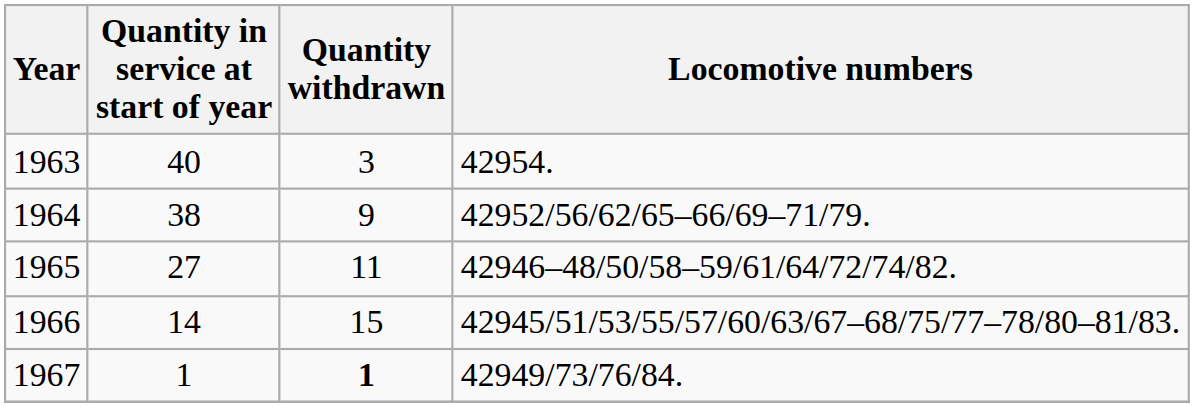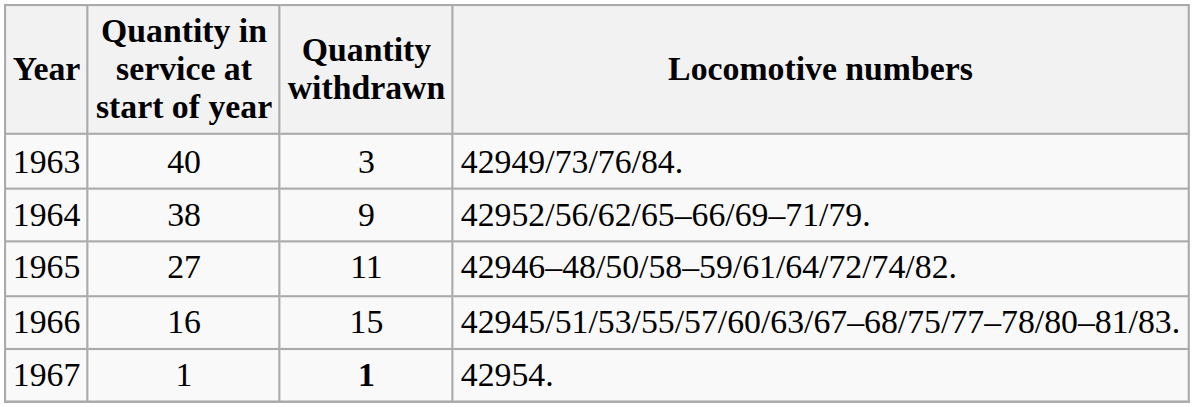(507, 160) 42954. -> (572, 160) 42949/73/76/84.
(184, 321) 14 -> (184, 321) 16
(572, 374) 42949/73/76/84. -> (507, 374) 42954.
